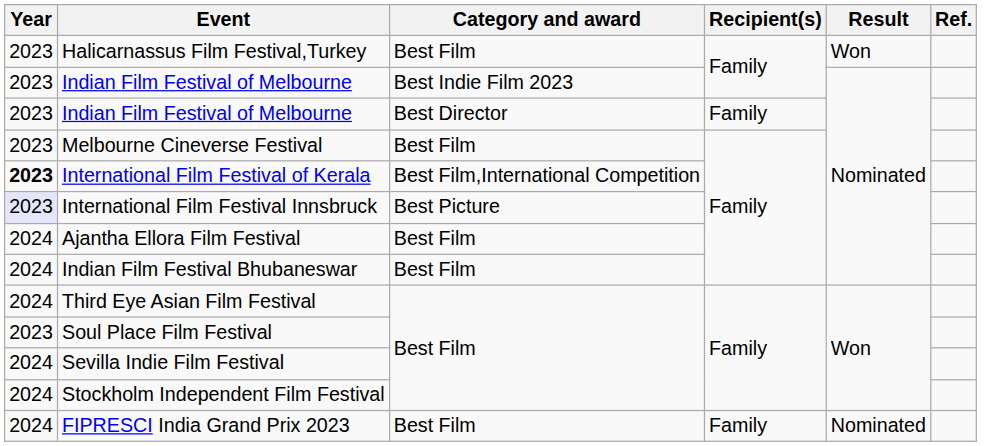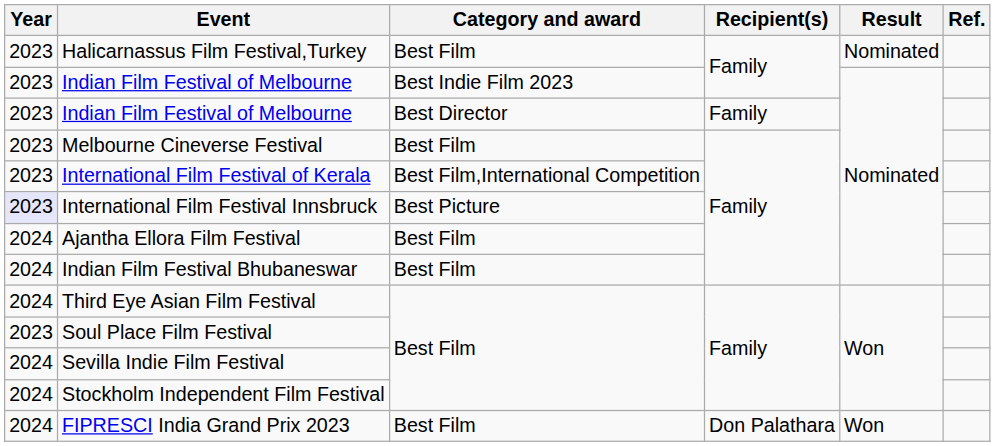(851, 51) Won -> (892, 51) Nominated
(31, 176) bold -> (31, 176) normal
(738, 425) Family -> (772, 425) Don Palathara
(878, 425) Nominated -> (864, 425) Won
